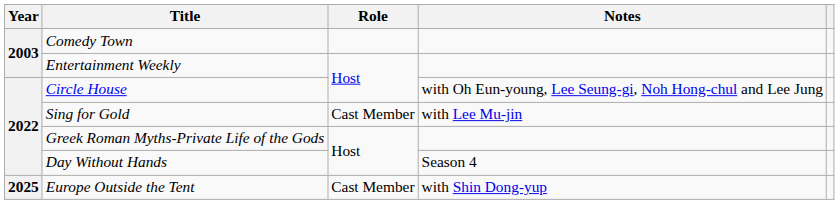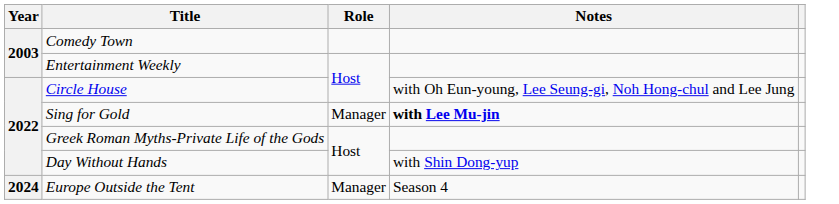(373, 114) Cast Member -> (359, 114) Manager
(472, 114) normal -> (446, 114) bold
(449, 162) Season 4 -> (456, 162) with Shin Dong-yup
(23, 187) 2025 -> (23, 187) 2024
(373, 187) Cast Member -> (359, 187) Manager
(484, 187) with Shin Dong-yup -> (420, 187) Season 4
